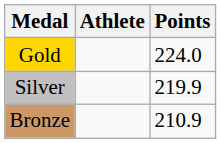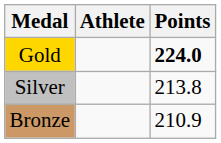(178, 54) normal -> (178, 54) bold
(178, 87) 219.9 -> (178, 87) 213.8
